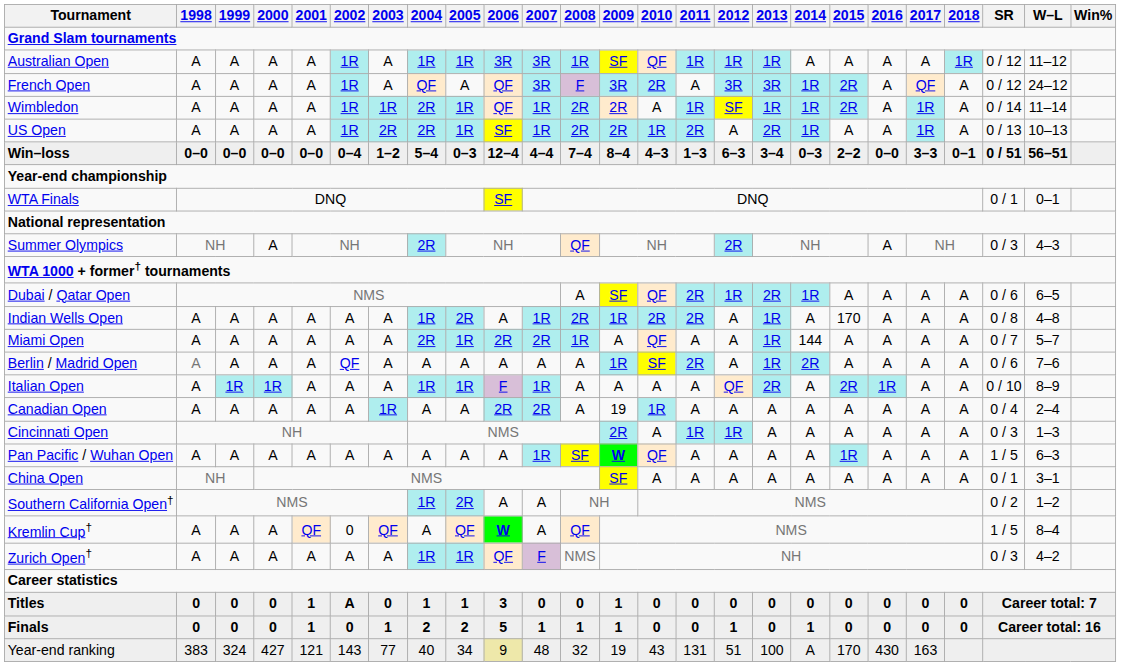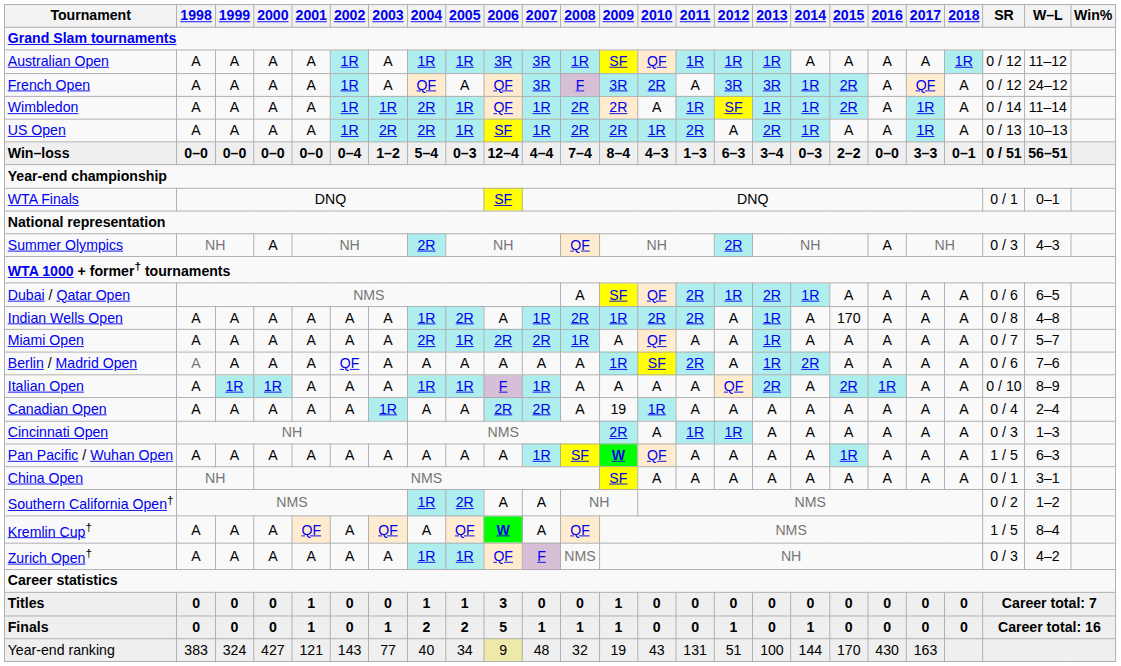(810, 340) 144 -> (810, 340) A
(350, 529) 0 -> (350, 529) A
(350, 603) A -> (350, 603) 0
(810, 649) A -> (810, 649) 144
